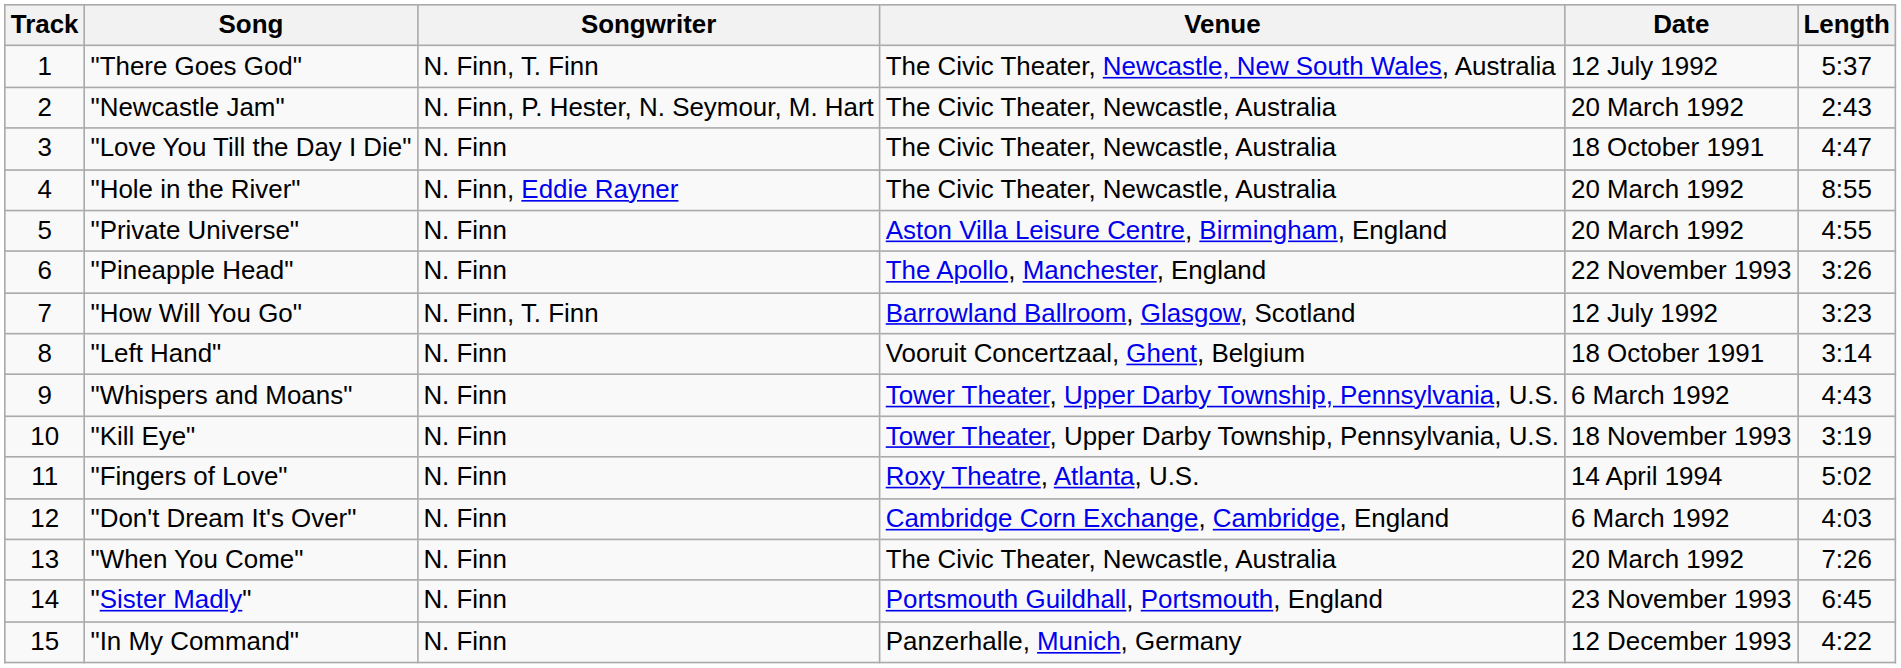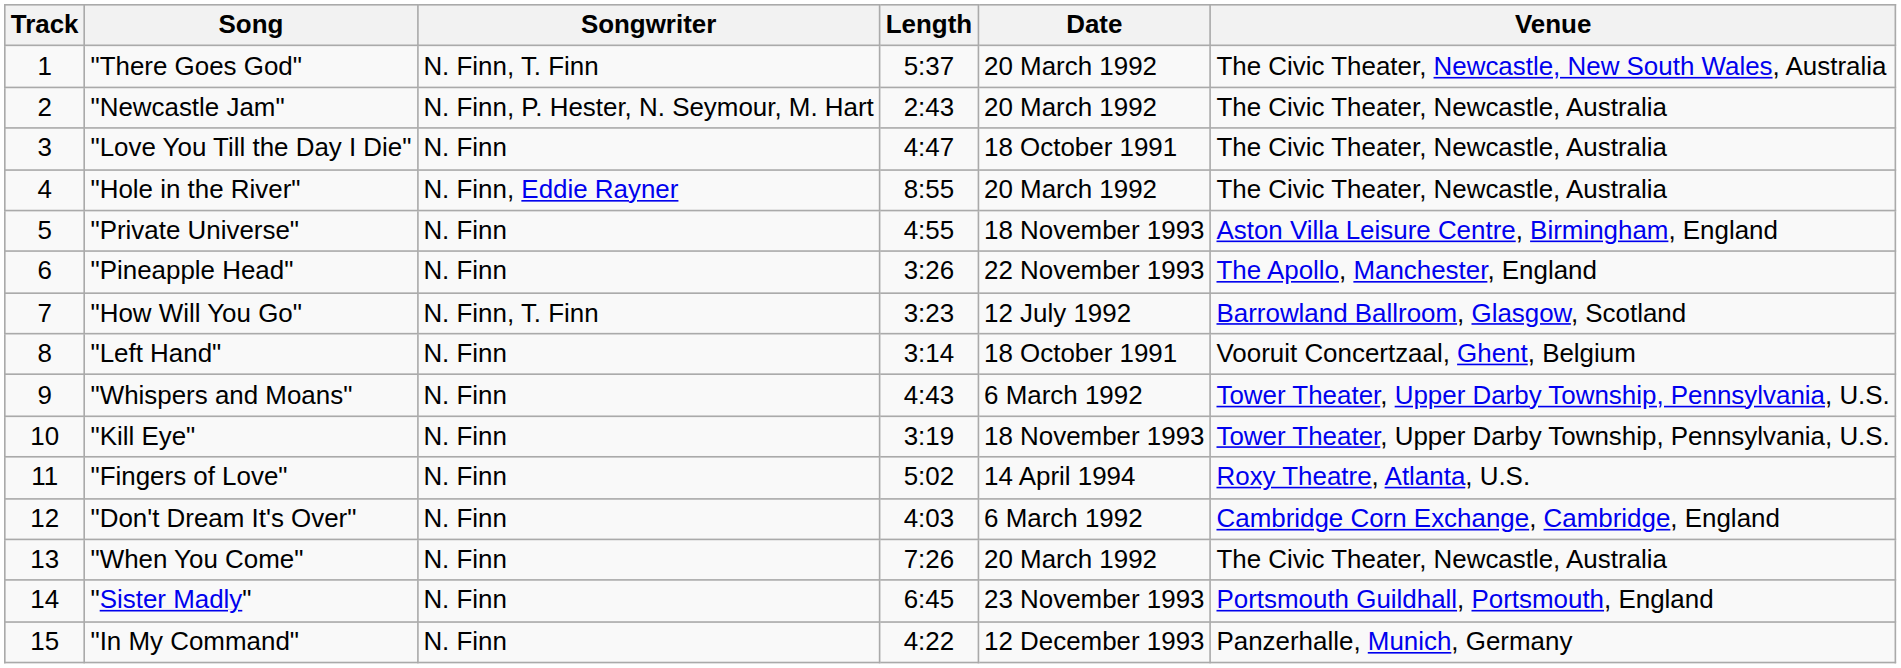columns swapped: (1222, 25) <-> (1847, 25)
(1644, 66) 12 July 1992 -> (1071, 66) 20 March 1992
(1657, 230) 20 March 1992 -> (1094, 230) 18 November 1993
